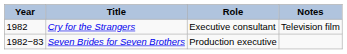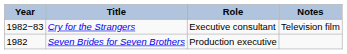(17, 27) 1982 -> (25, 27) 1982−83
(25, 42) 1982−83 -> (17, 42) 1982
